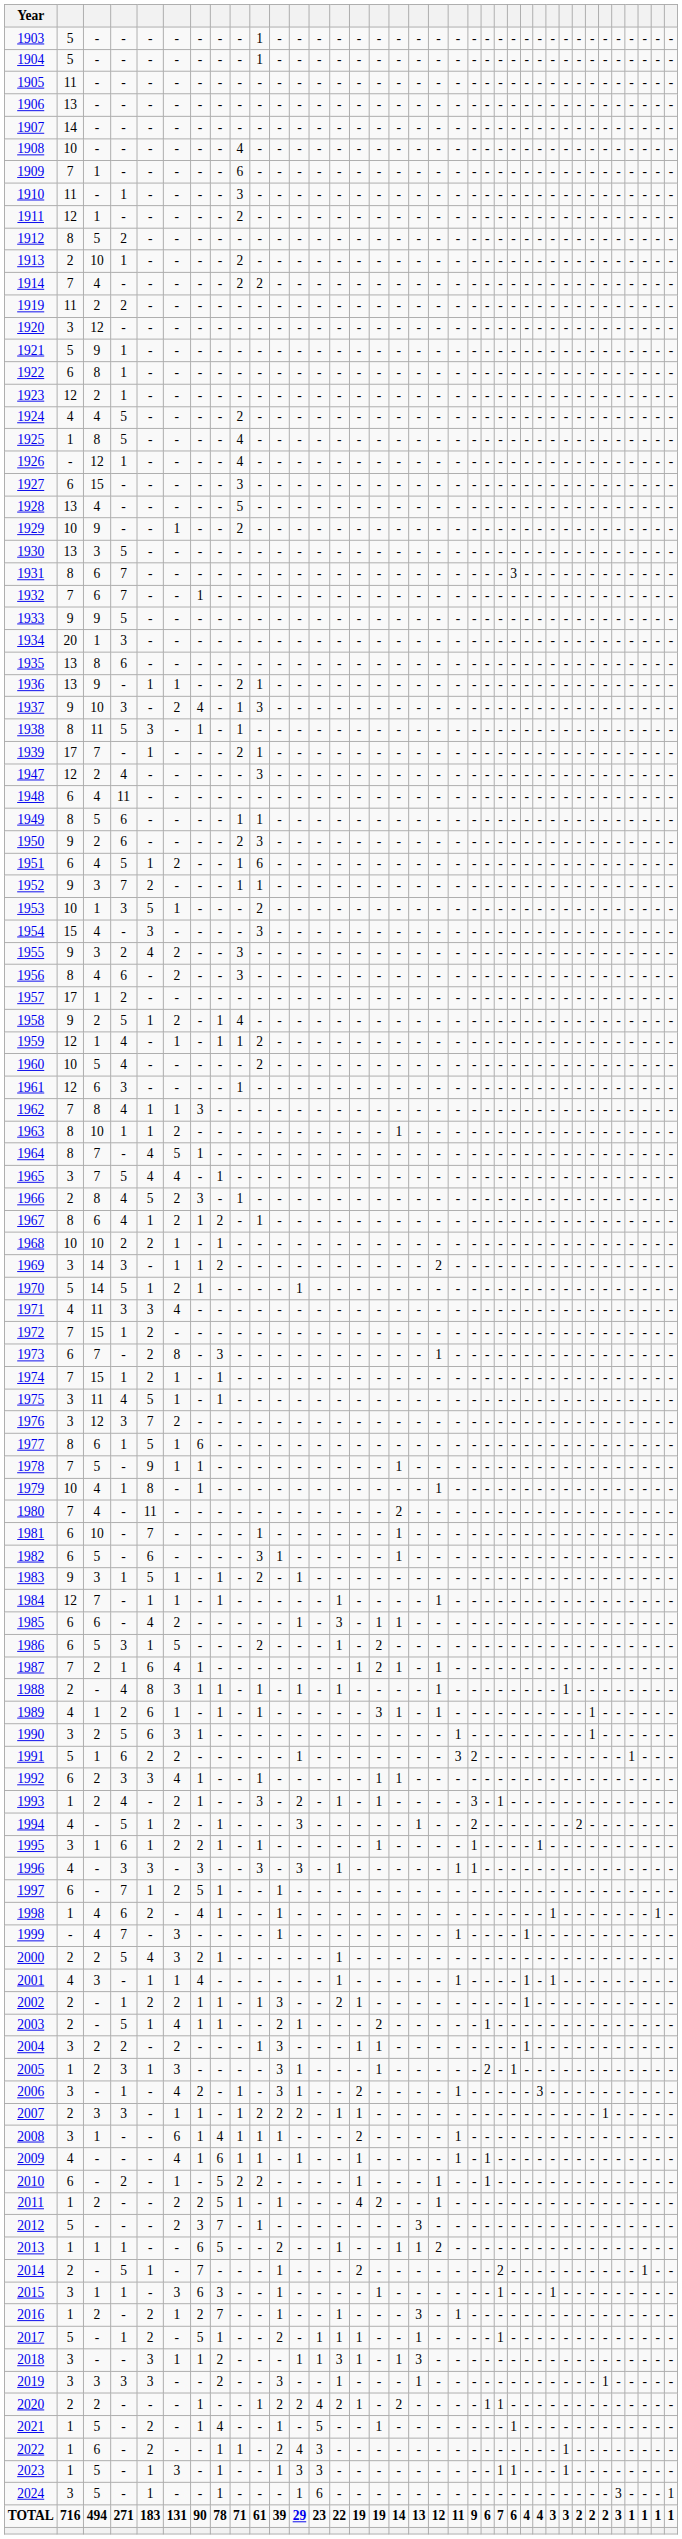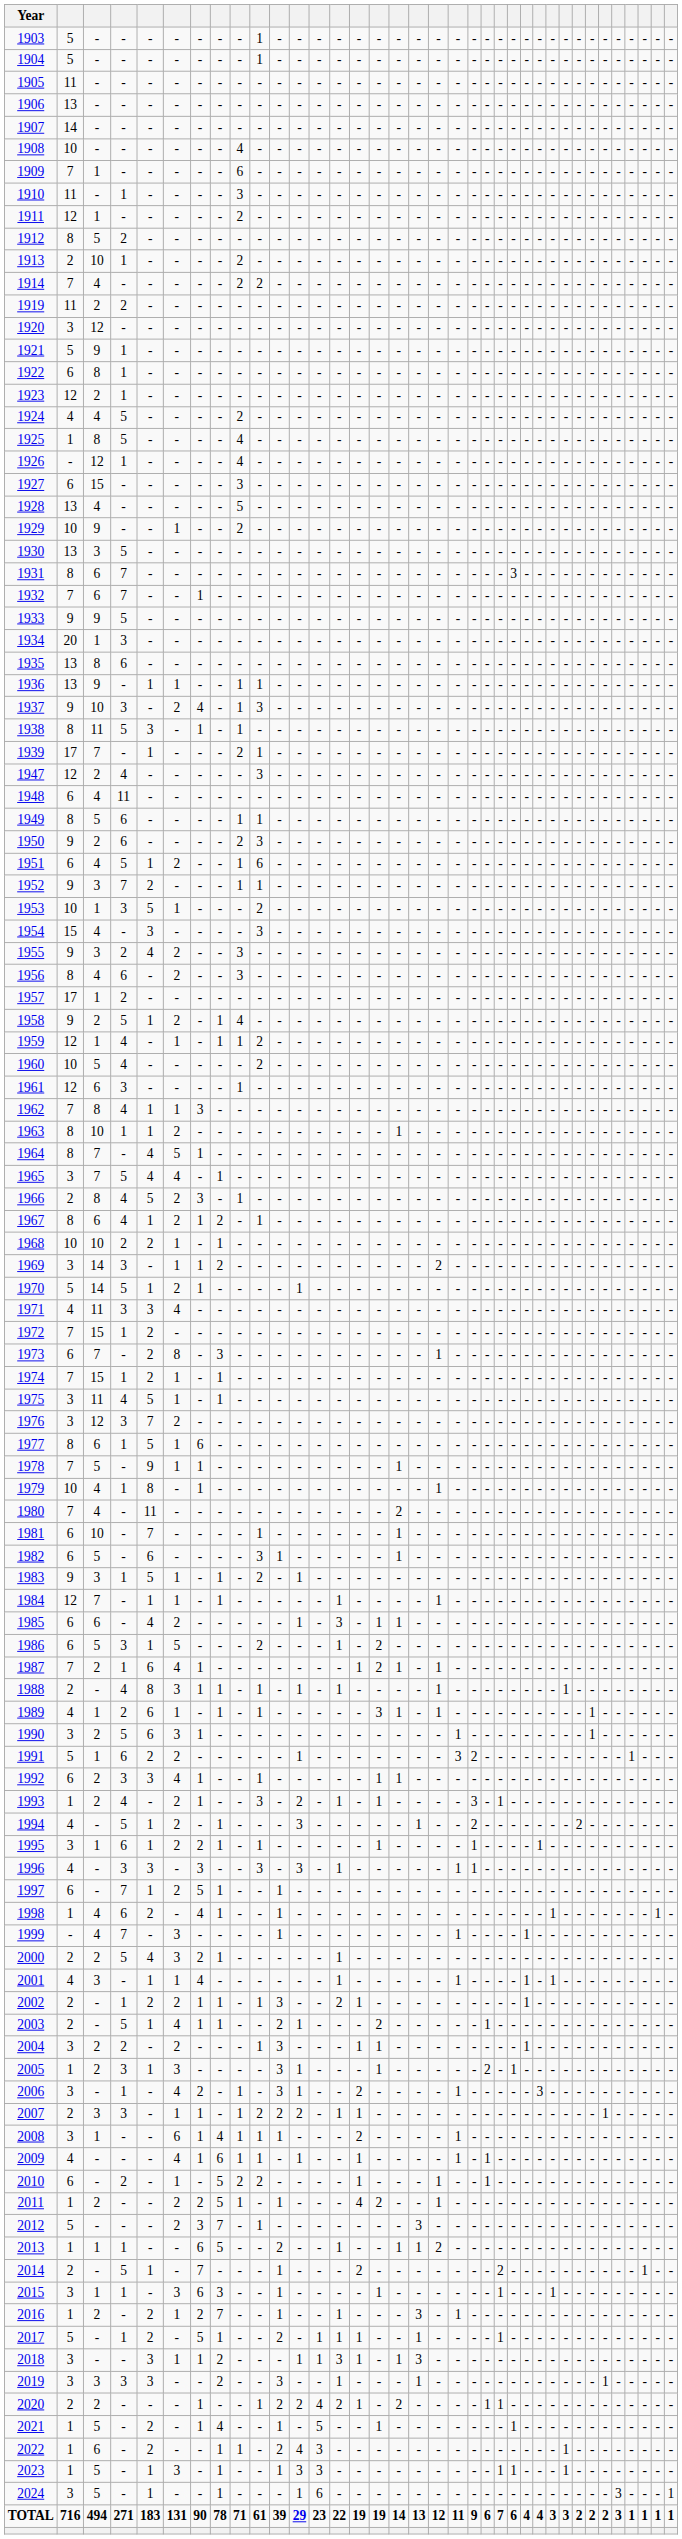(240, 685) 2 -> (240, 685) 1
